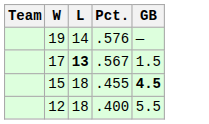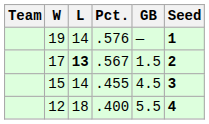+ column: (185, 16)
(80, 85) 18 -> (80, 85) 14
(148, 85) bold -> (148, 85) normal
